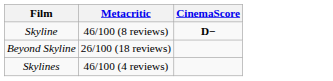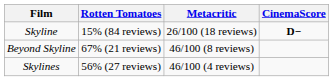+ column: (121, 13)
(126, 31) 46/100 (8 reviews) -> (212, 31) 26/100 (18 reviews)
(126, 48) 26/100 (18 reviews) -> (212, 48) 46/100 (8 reviews)
